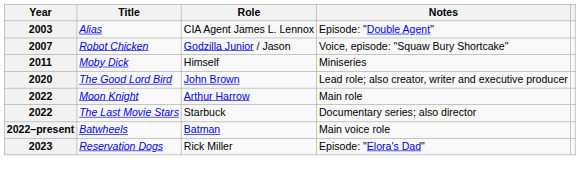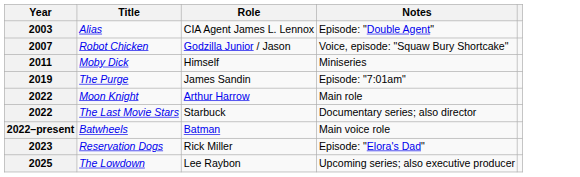+ row: (41, 79)
- row: (41, 79)
+ row: (41, 163)
